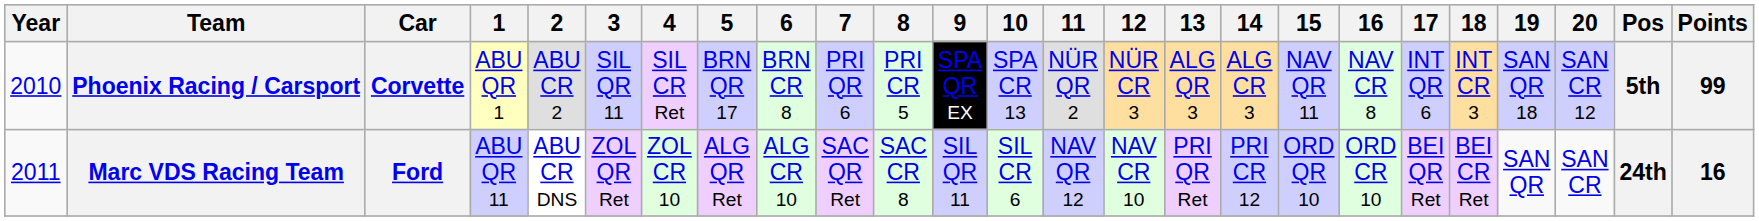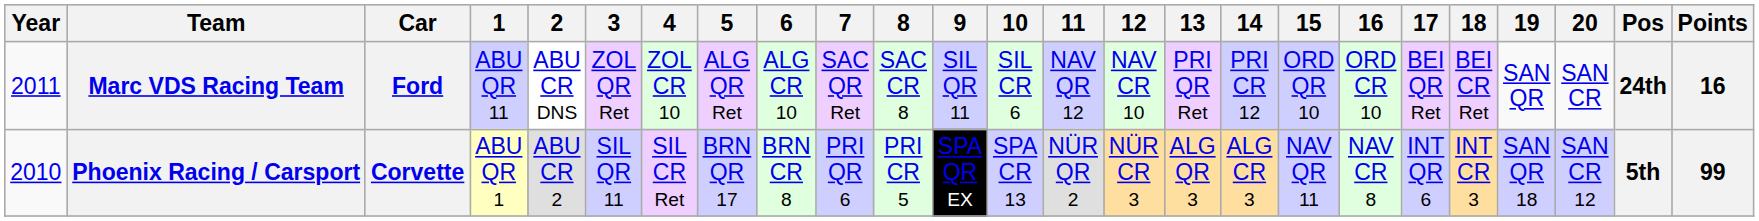rows swapped: (216, 85) <-> (216, 173)
